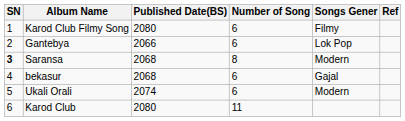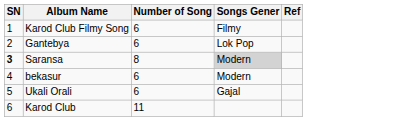- column: (180, 12)
(332, 60) no background -> (234, 60) lightgrey background
(327, 76) Gajal -> (234, 76) Modern
(332, 92) Modern -> (228, 92) Gajal
